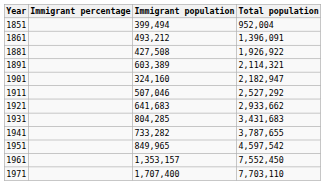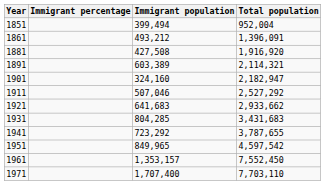(261, 52) 1,926,922 -> (261, 52) 1,916,920
(152, 133) 733,282 -> (152, 133) 723,292
